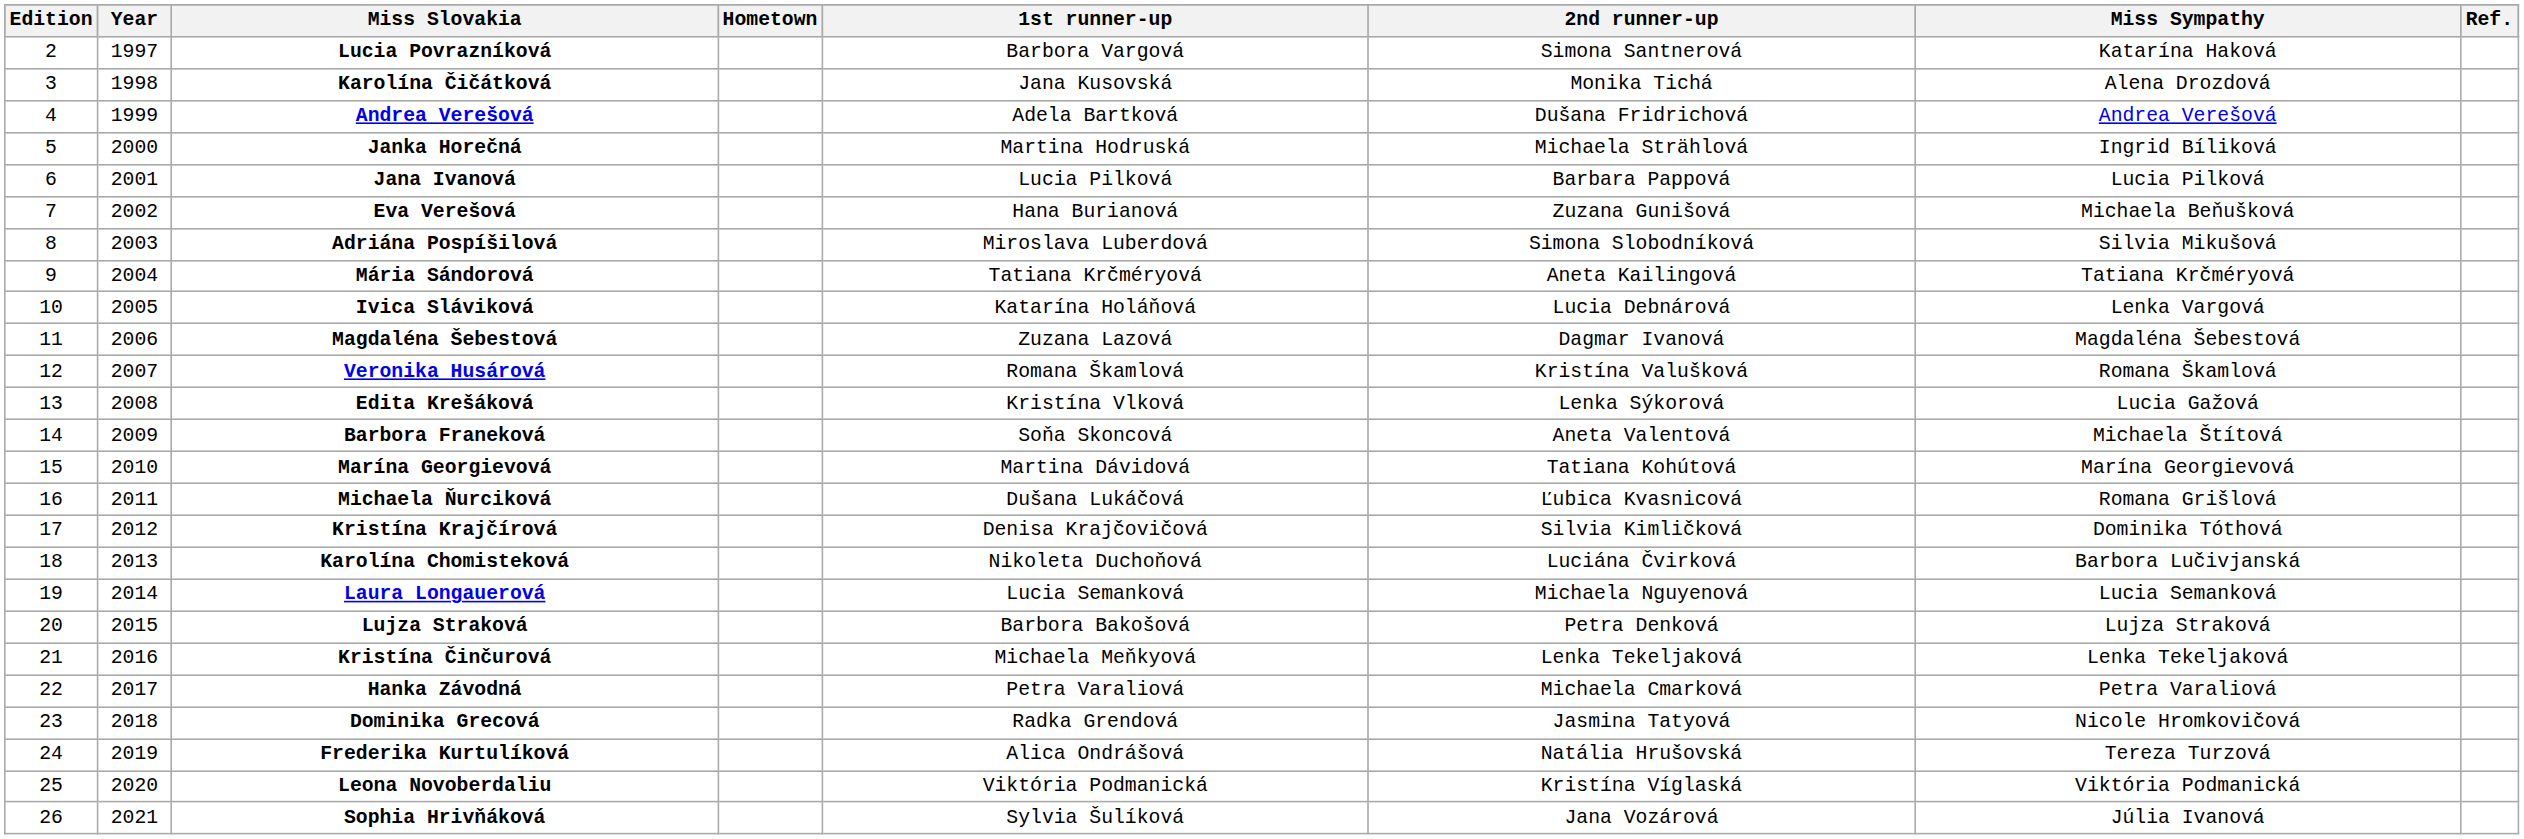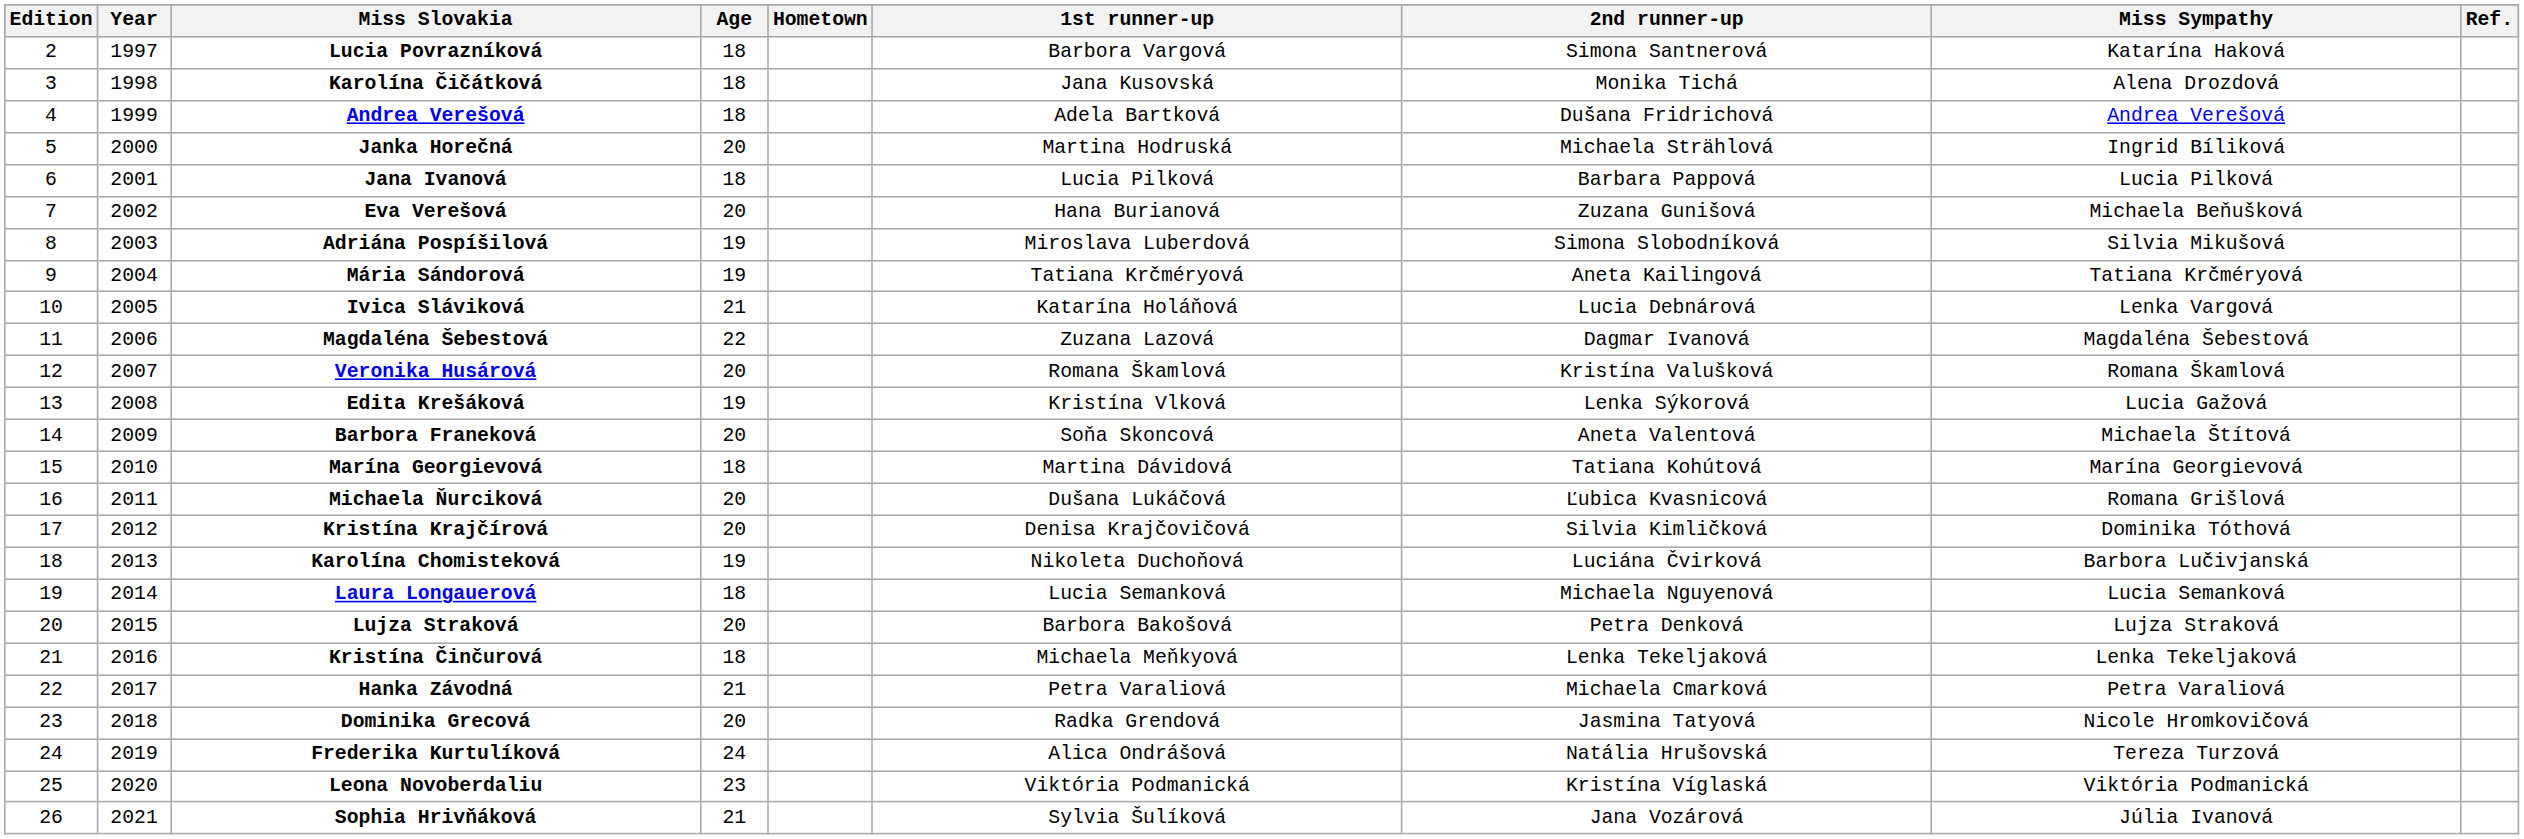+ column: (734, 21)
